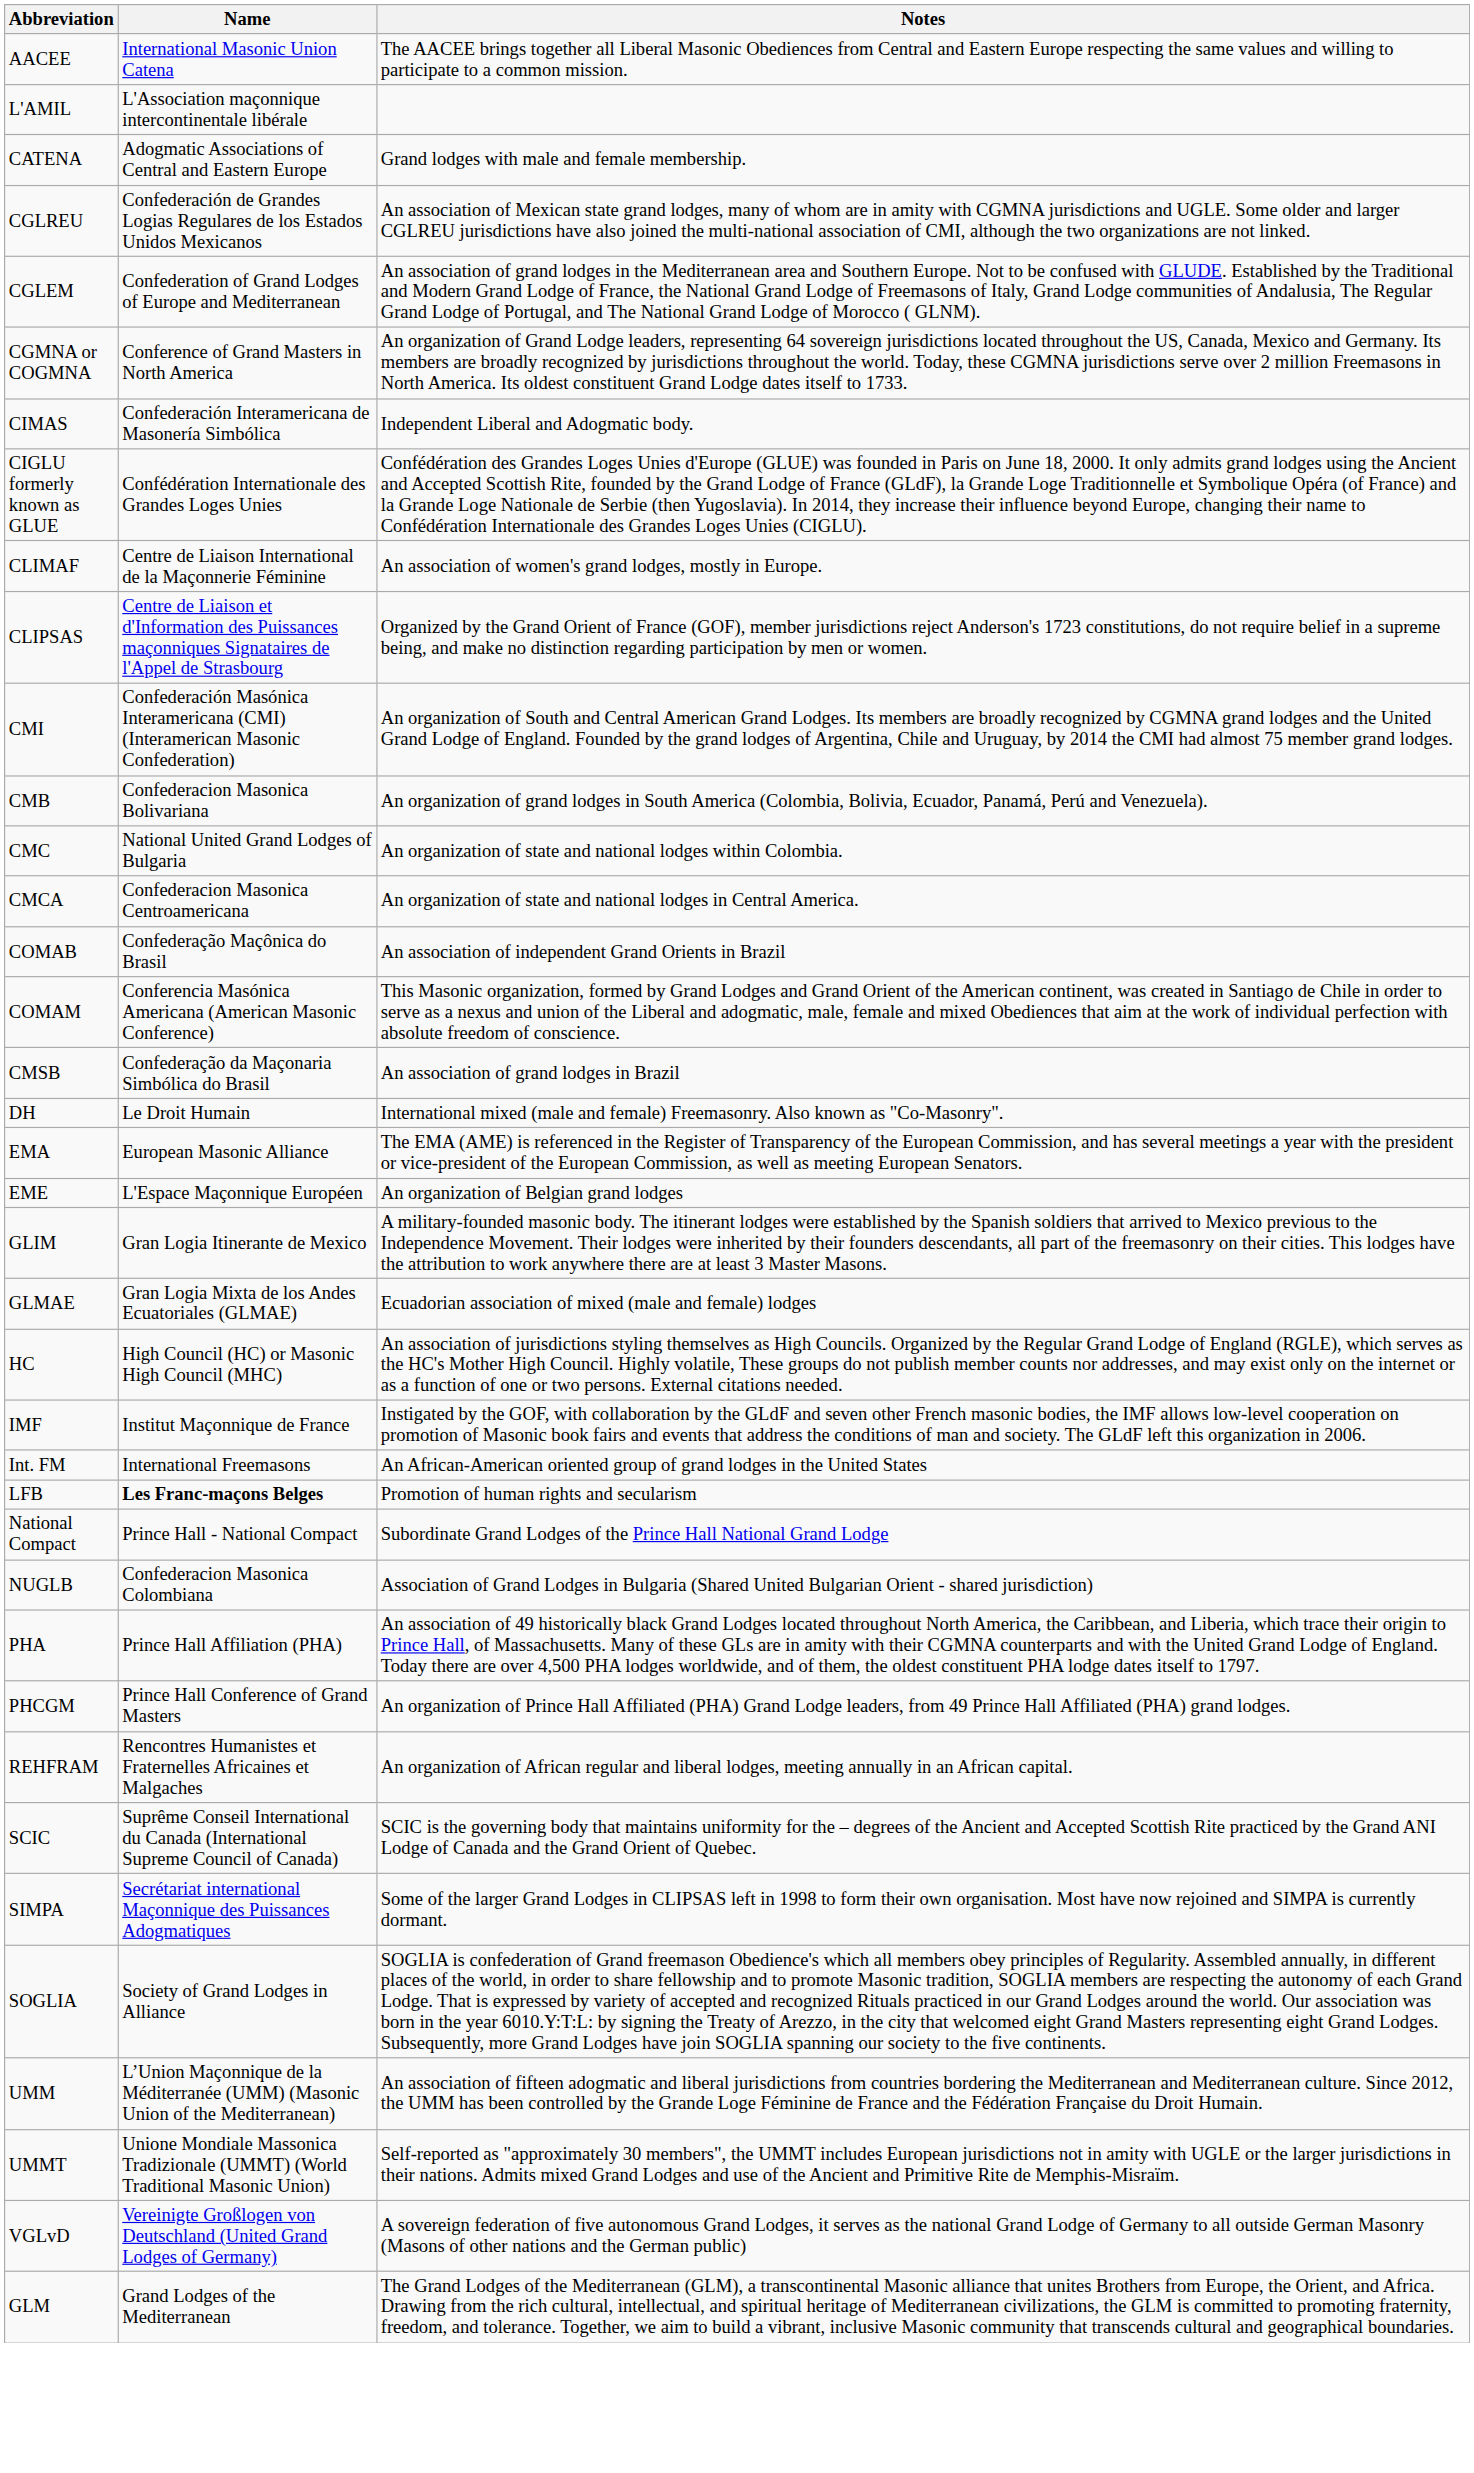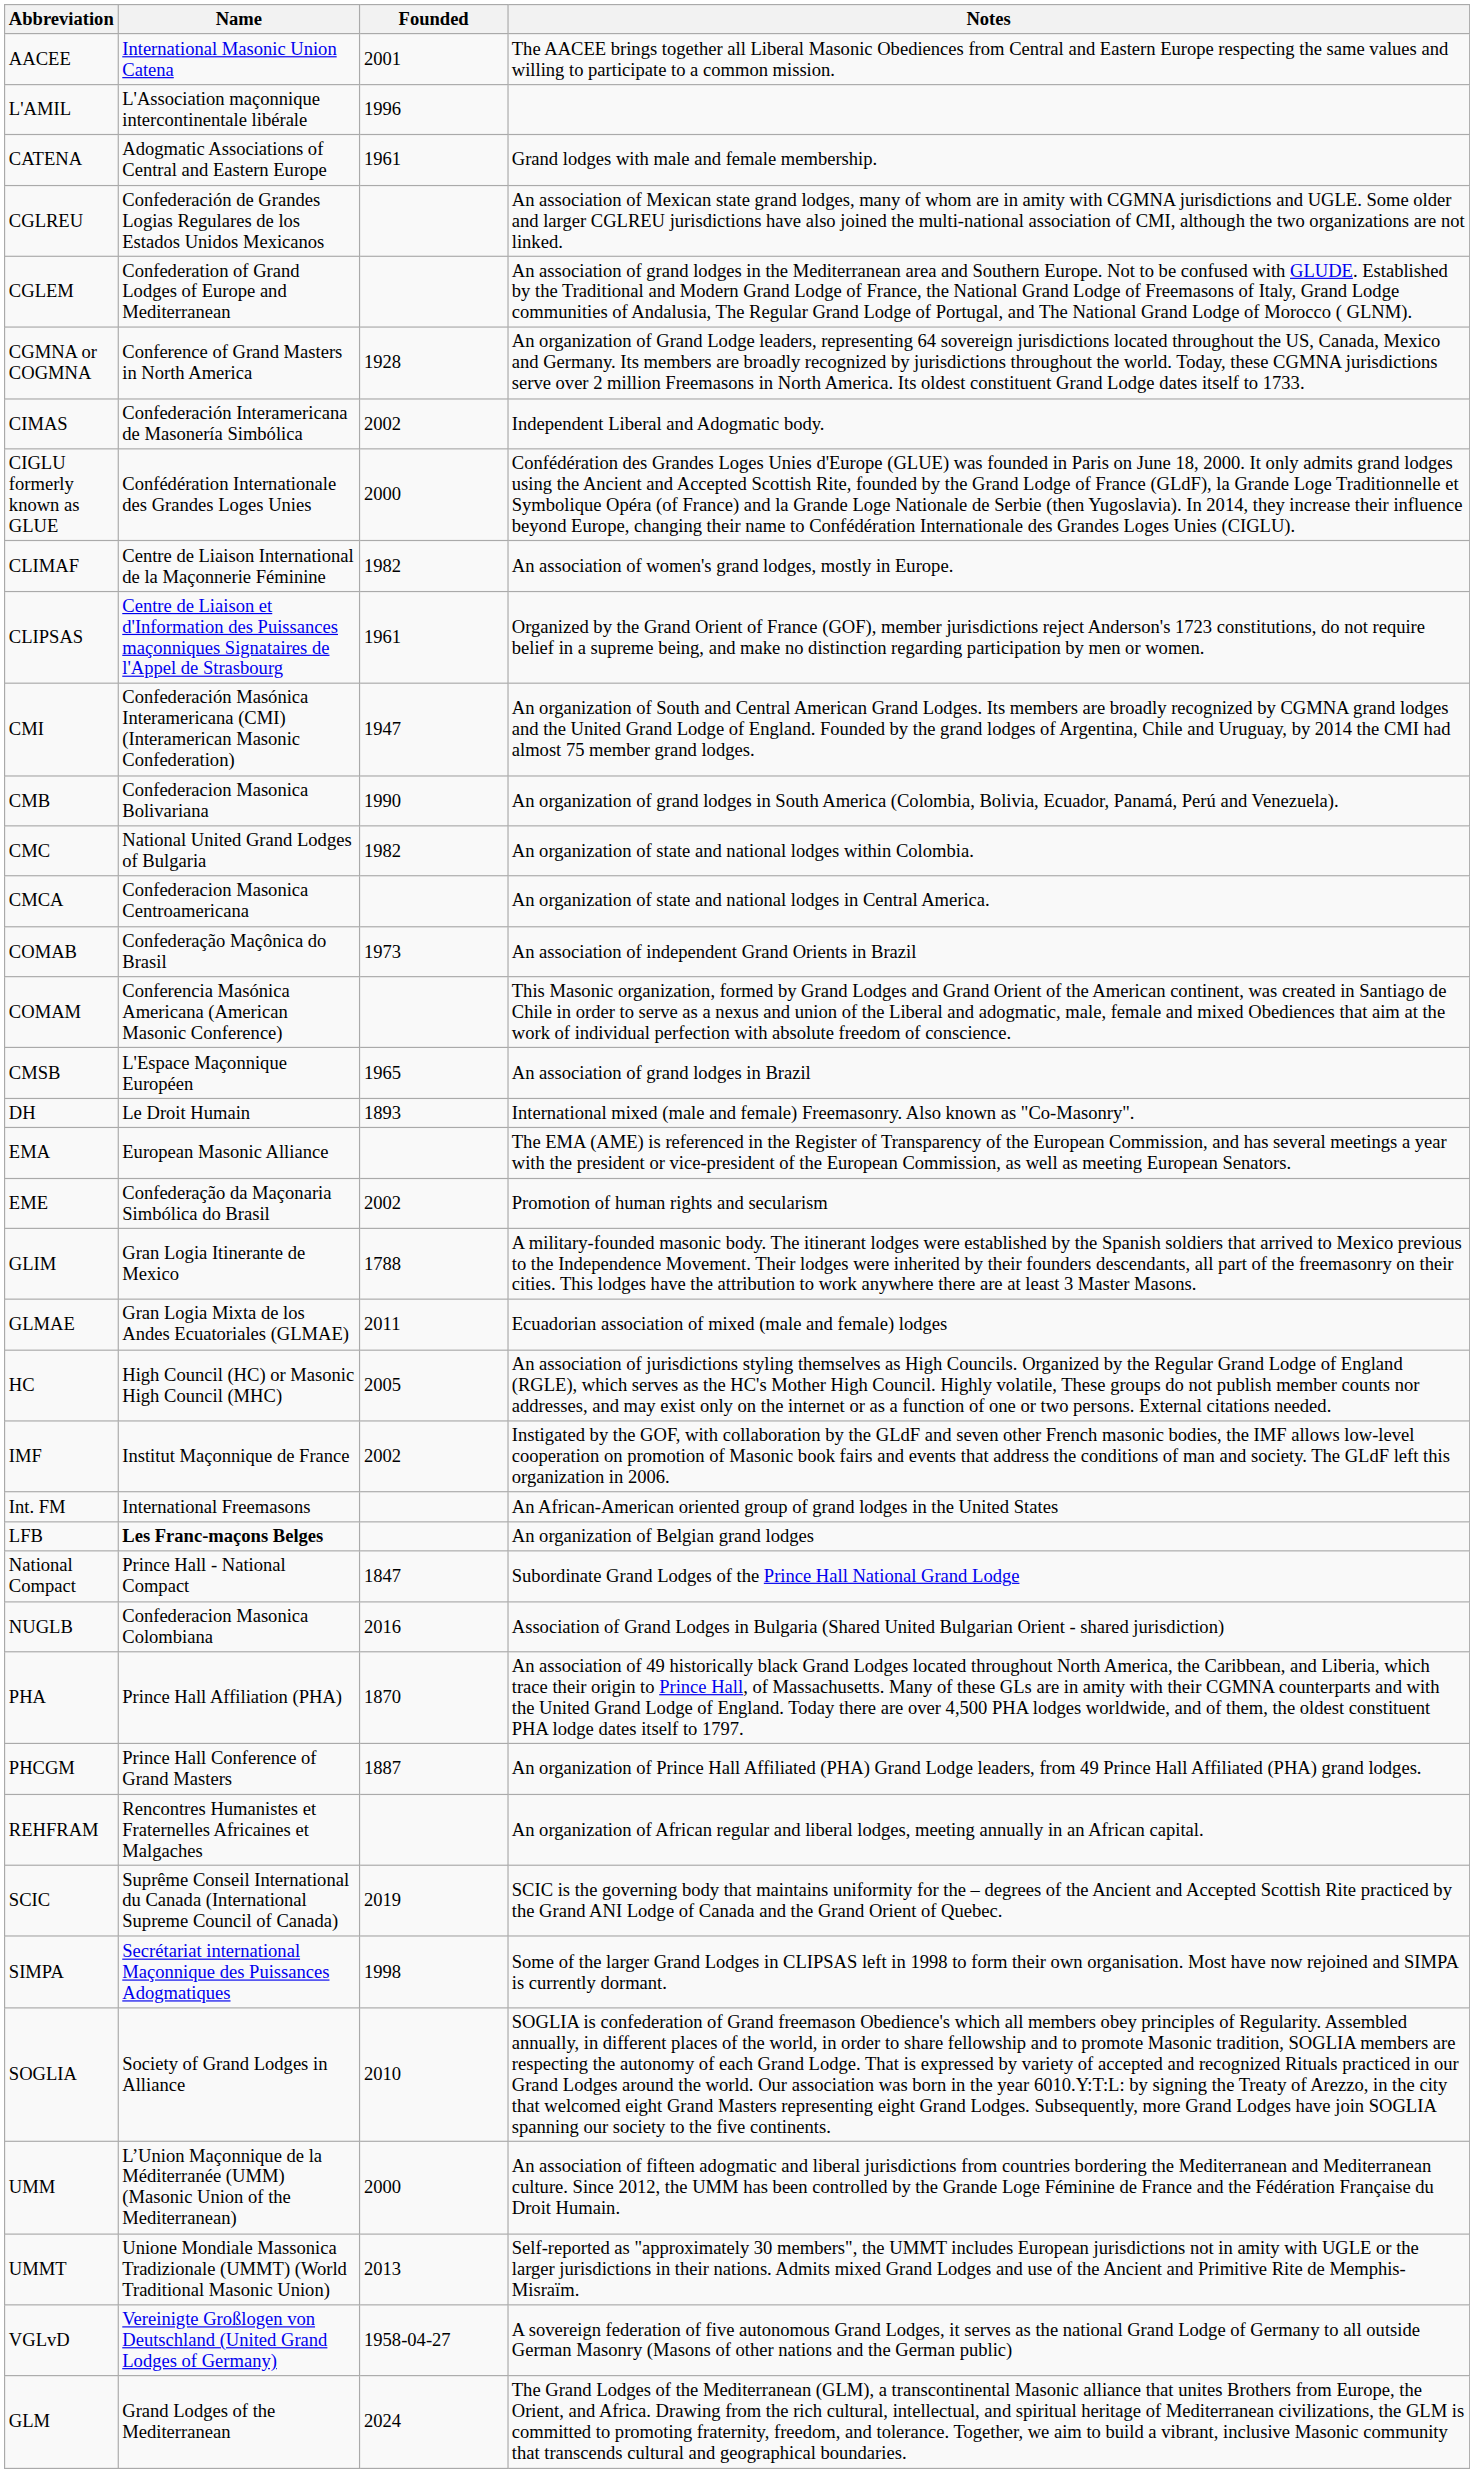+ column: (434, 19)
(227, 1072) Confederação da Maçonaria Simbólica do Brasil -> (205, 1072) L'Espace Maçonnique Européen
(242, 1192) L'Espace Maçonnique Européen -> (227, 1202) Confederação da Maçonaria Simbólica do Brasil
(532, 1192) An organization of Belgian grand lodges -> (670, 1202) Promotion of human rights and secularism
(539, 1494) Promotion of human rights and secularism -> (663, 1536) An organization of Belgian grand lodges
